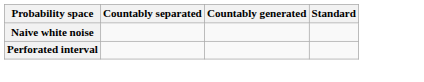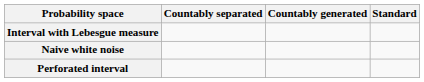+ row: (83, 32)
